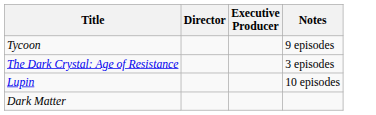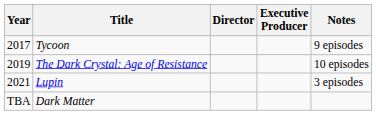+ column: (19, 20)
(310, 63) 3 episodes -> (341, 63) 10 episodes
(313, 82) 10 episodes -> (338, 82) 3 episodes
